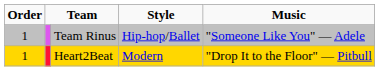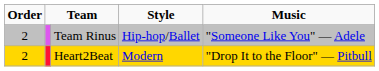(25, 35) 1 -> (25, 35) 2
(25, 55) 1 -> (25, 55) 2
